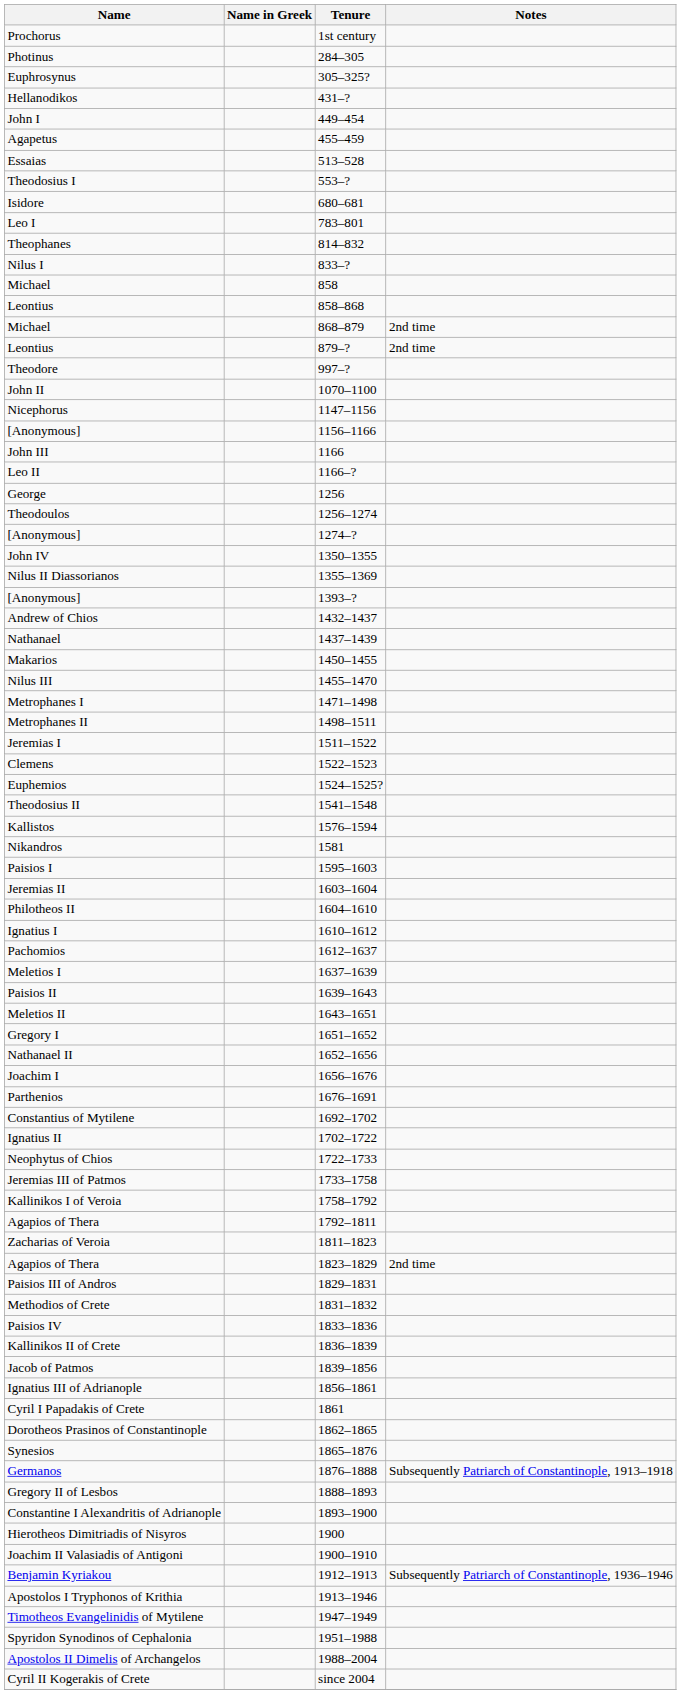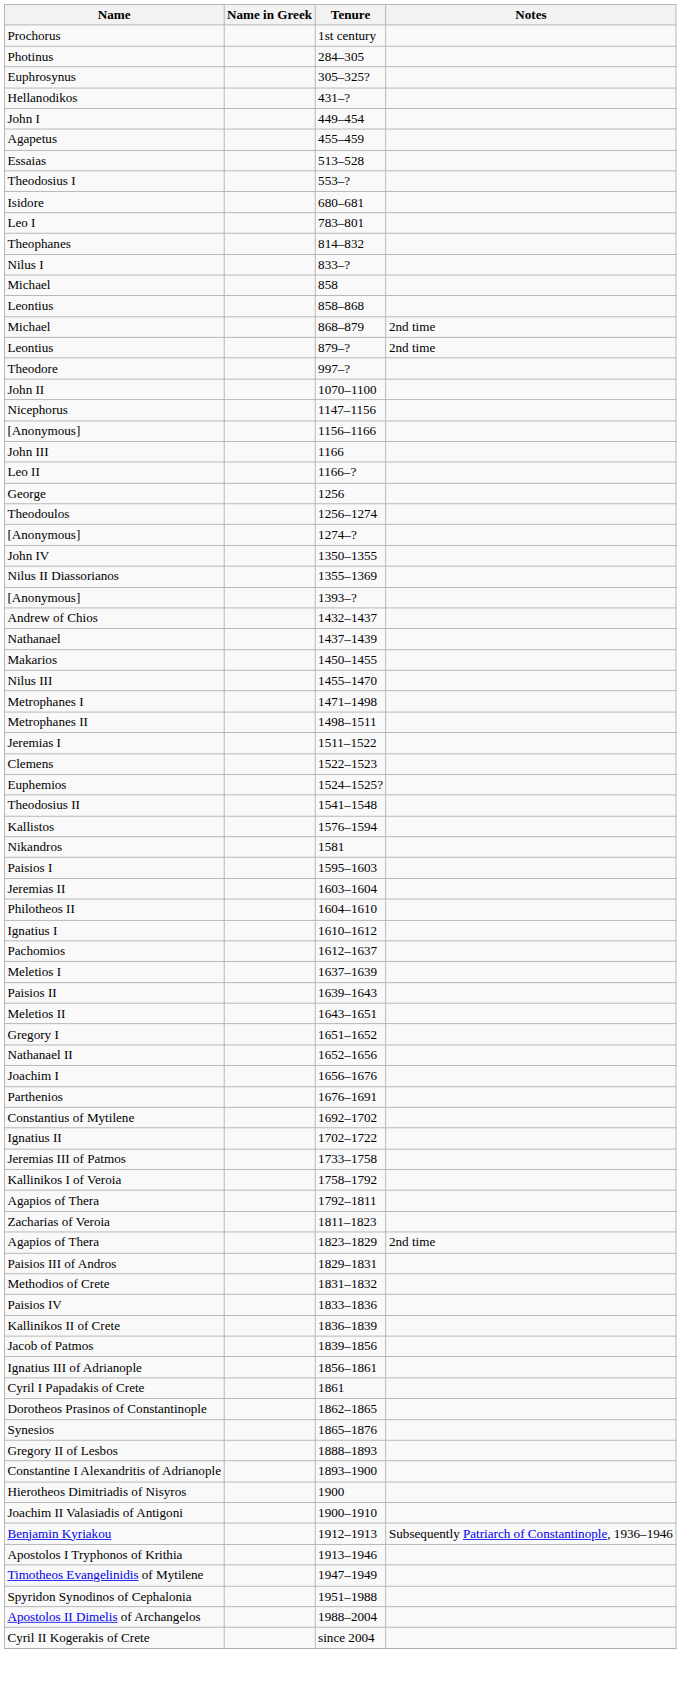- row: (60, 1159)
- row: (34, 1471)
